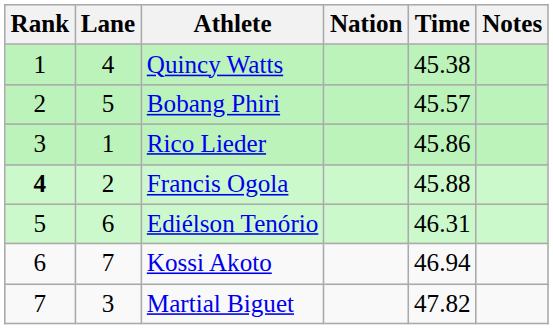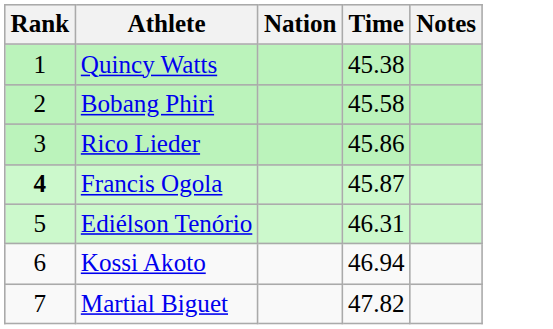- column: (108, 24)
(442, 104) 45.57 -> (376, 104) 45.58
(442, 183) 45.88 -> (376, 183) 45.87
